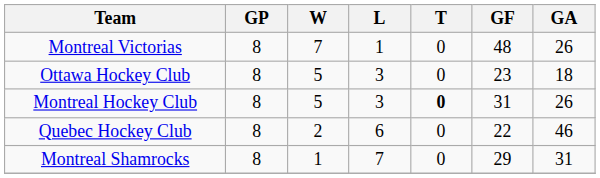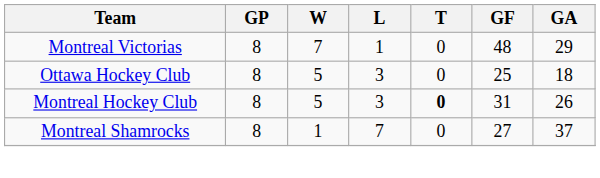(564, 46) 26 -> (564, 46) 29
(502, 74) 23 -> (502, 74) 25
- row: (115, 131)
(502, 159) 29 -> (502, 131) 27
(564, 159) 31 -> (564, 131) 37
